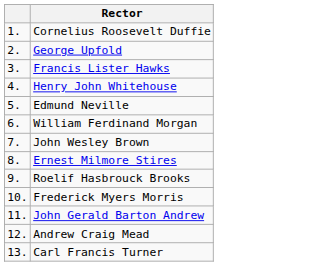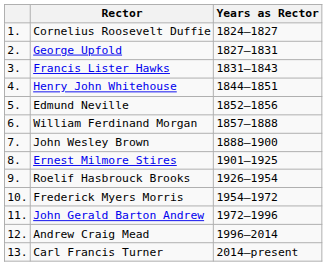+ column: (268, 14)
